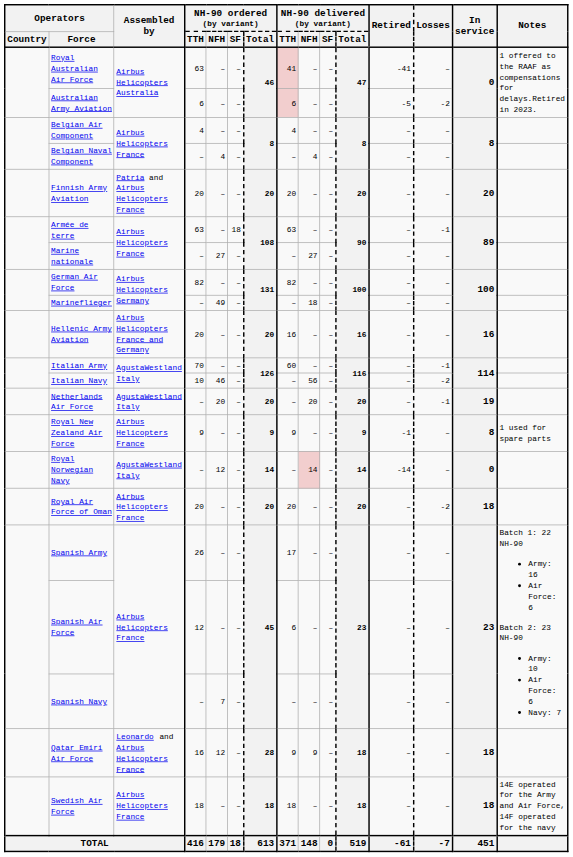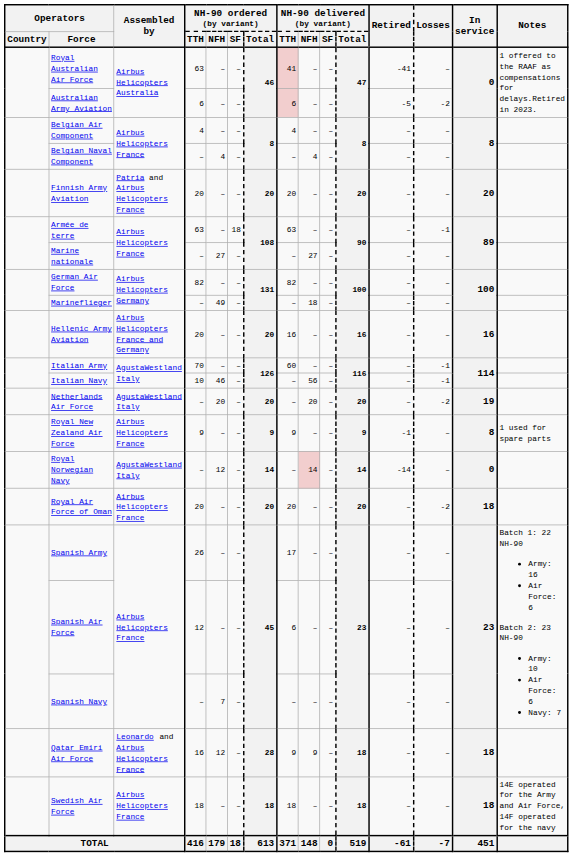(445, 381) -2 -> (445, 381) -1
(445, 402) -1 -> (445, 402) -2
